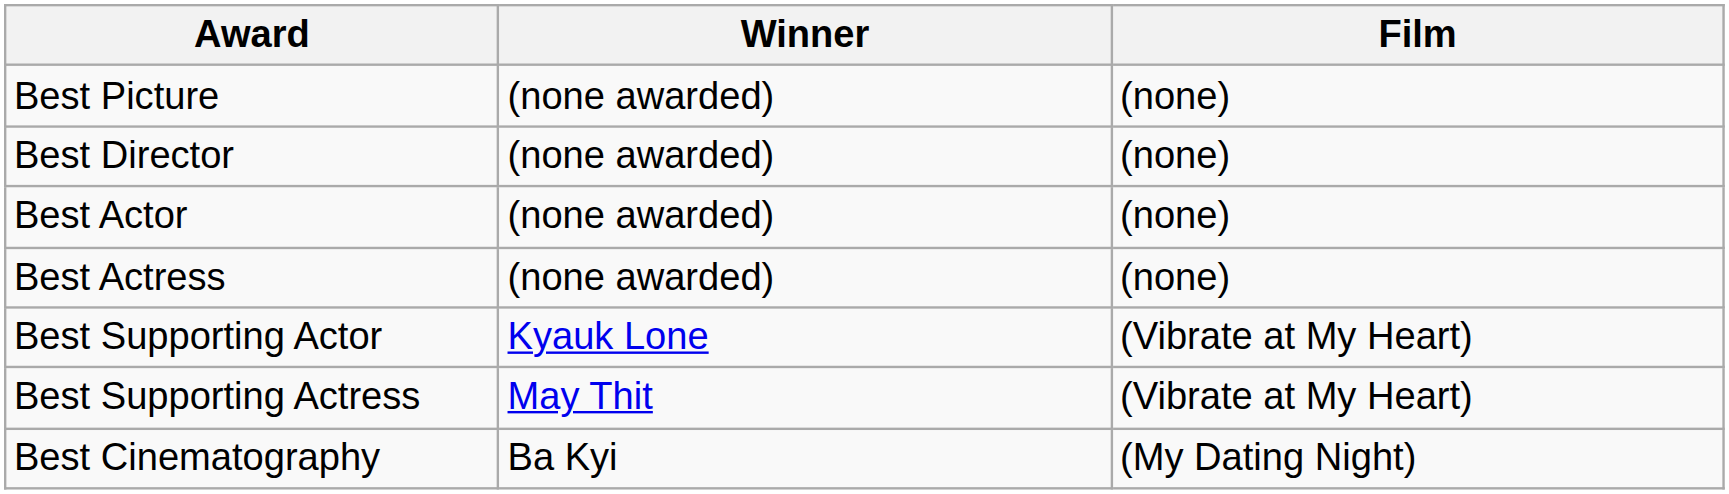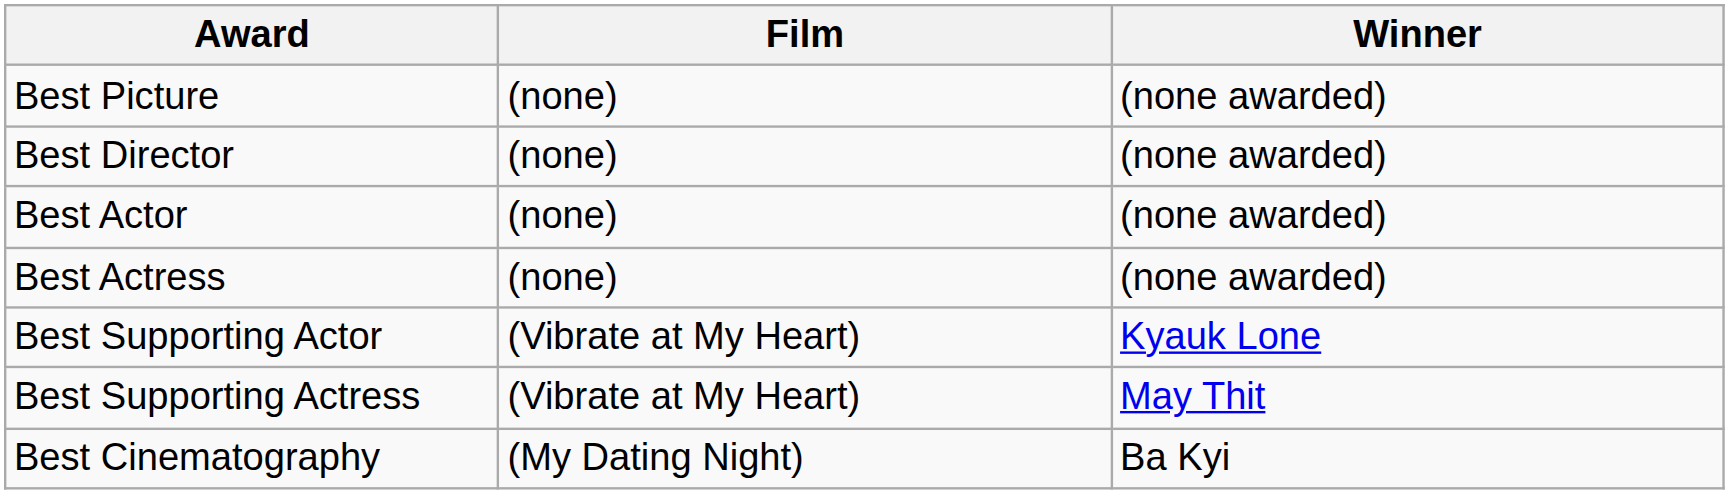columns swapped: (805, 34) <-> (1418, 34)
